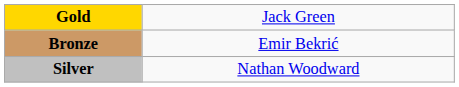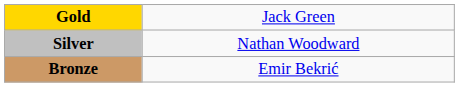rows swapped: (73, 69) <-> (73, 43)
